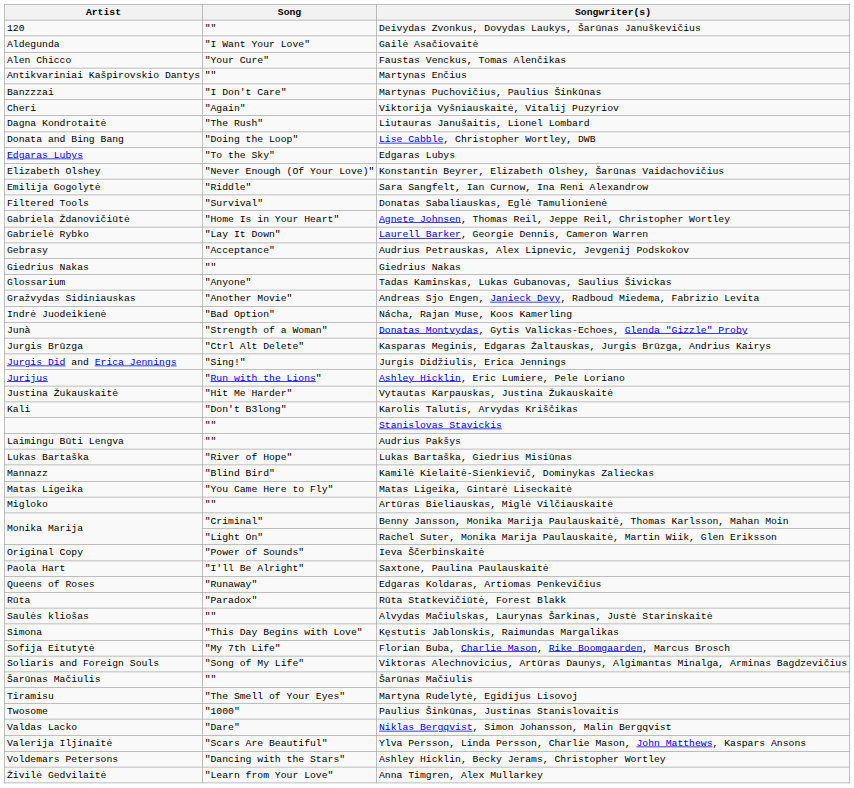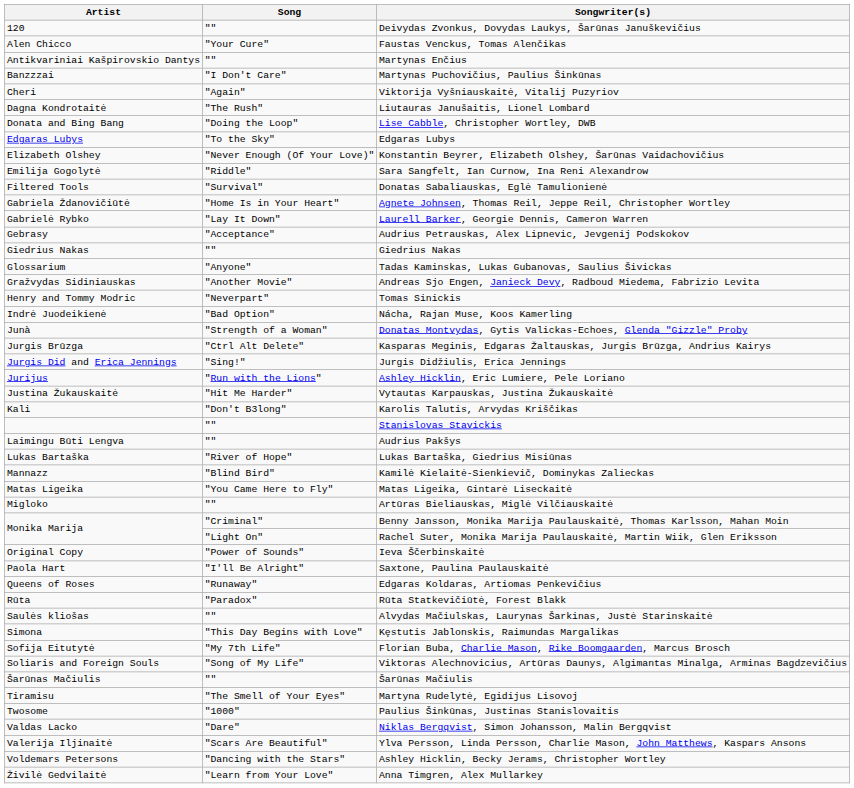- row: (429, 44)
+ row: (420, 298)
